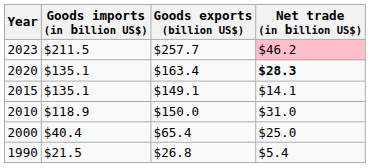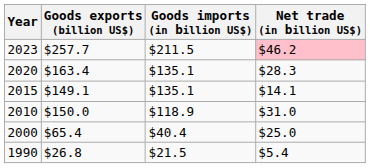columns swapped: (203, 22) <-> (96, 22)
(277, 70) bold -> (277, 70) normal
